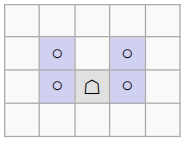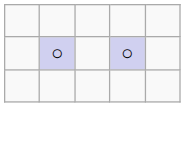- row: (57, 86)
